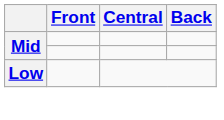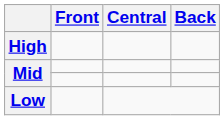+ row: (28, 45)
